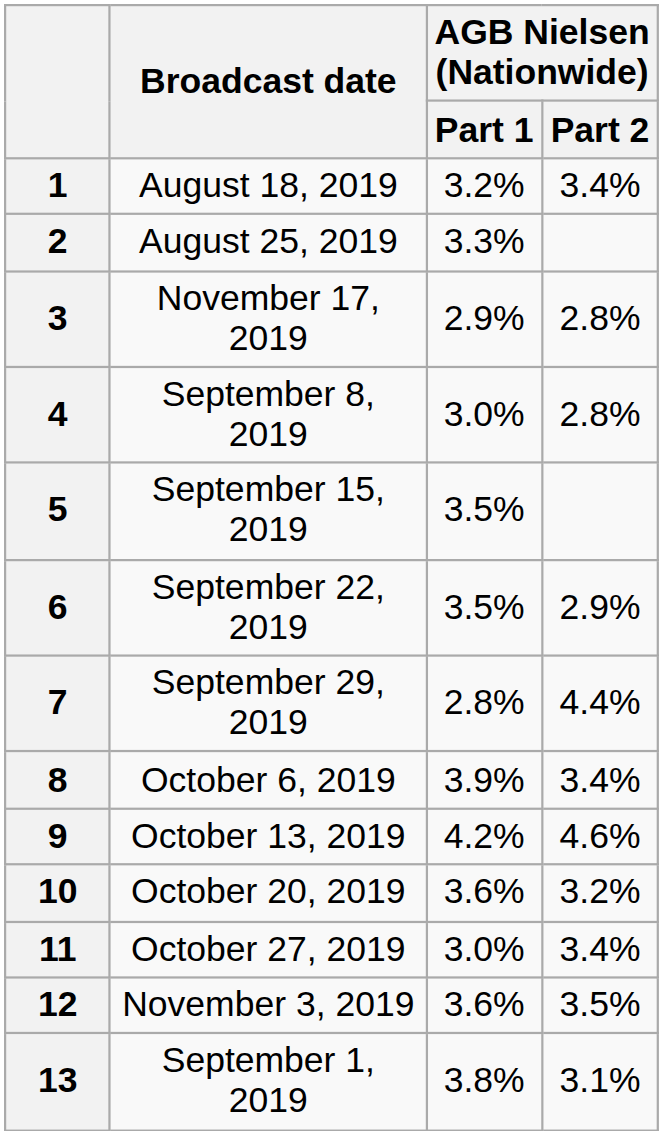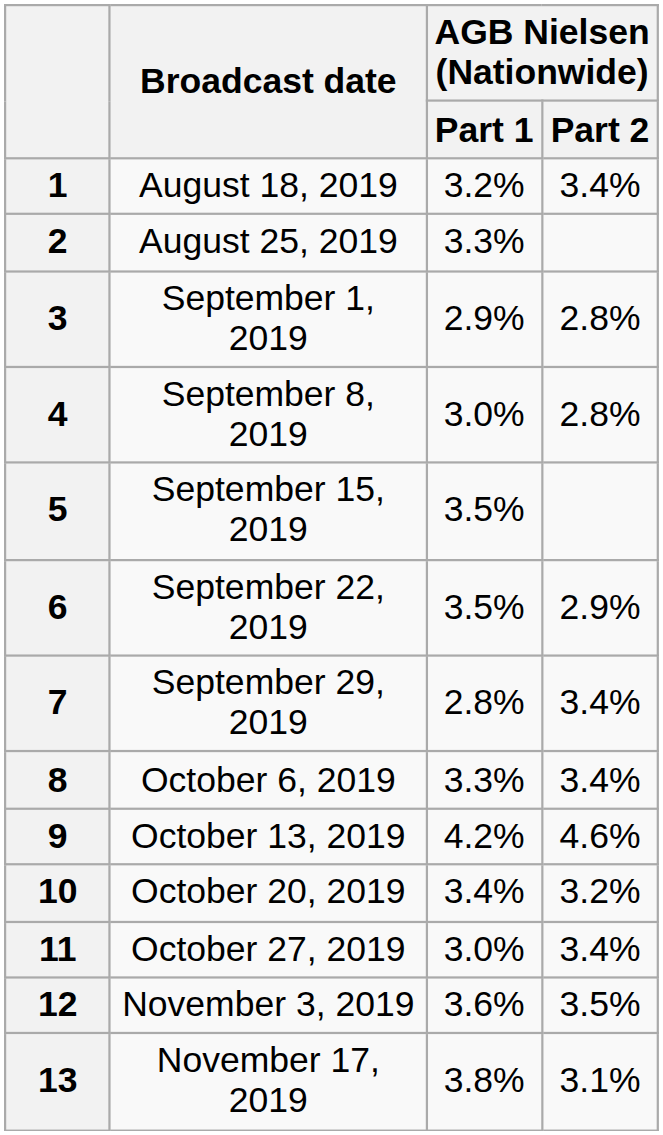(268, 317) November 17, 2019 -> (268, 317) September 1, 2019
(600, 703) 4.4% -> (600, 703) 3.4%
(484, 779) 3.9% -> (484, 779) 3.3%
(484, 892) 3.6% -> (484, 892) 3.4%
(268, 1081) September 1, 2019 -> (268, 1081) November 17, 2019
